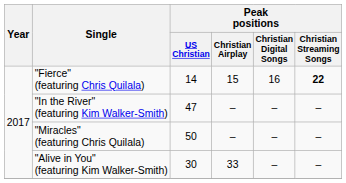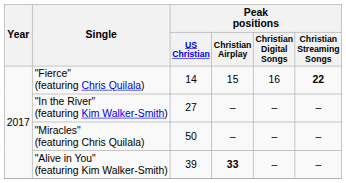(191, 108) 47 -> (191, 108) 27
(191, 164) 30 -> (191, 164) 39
(233, 164) normal -> (233, 164) bold
